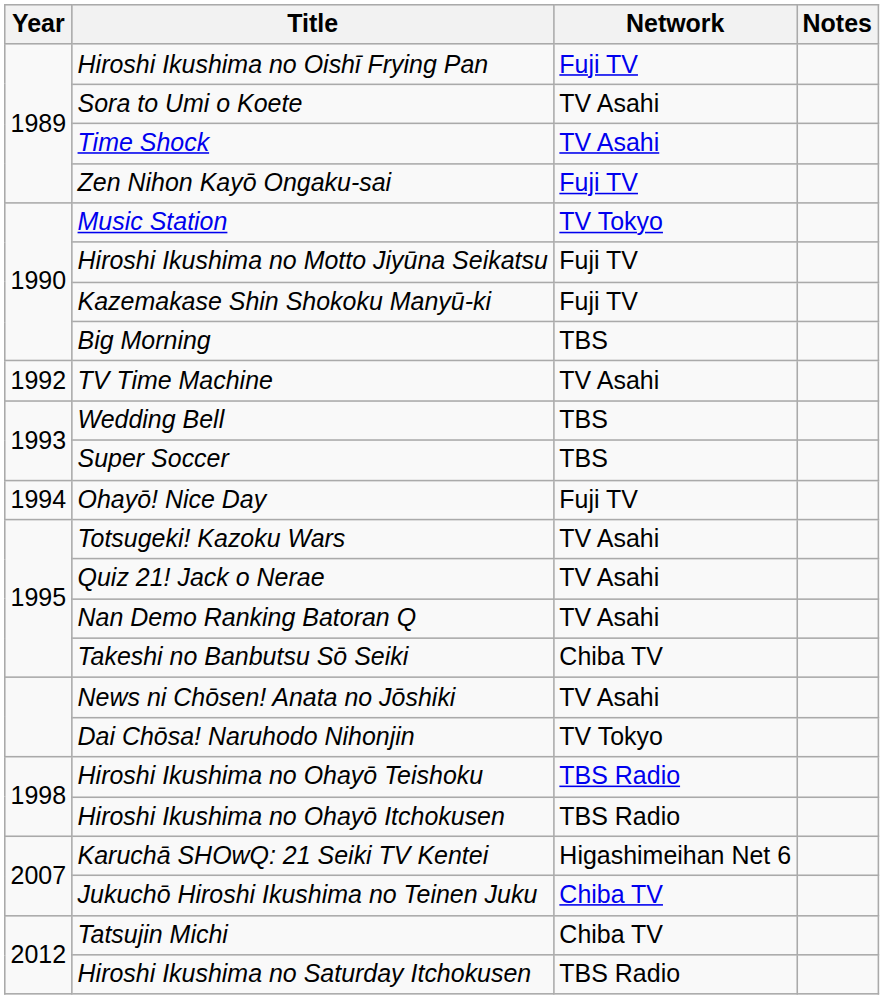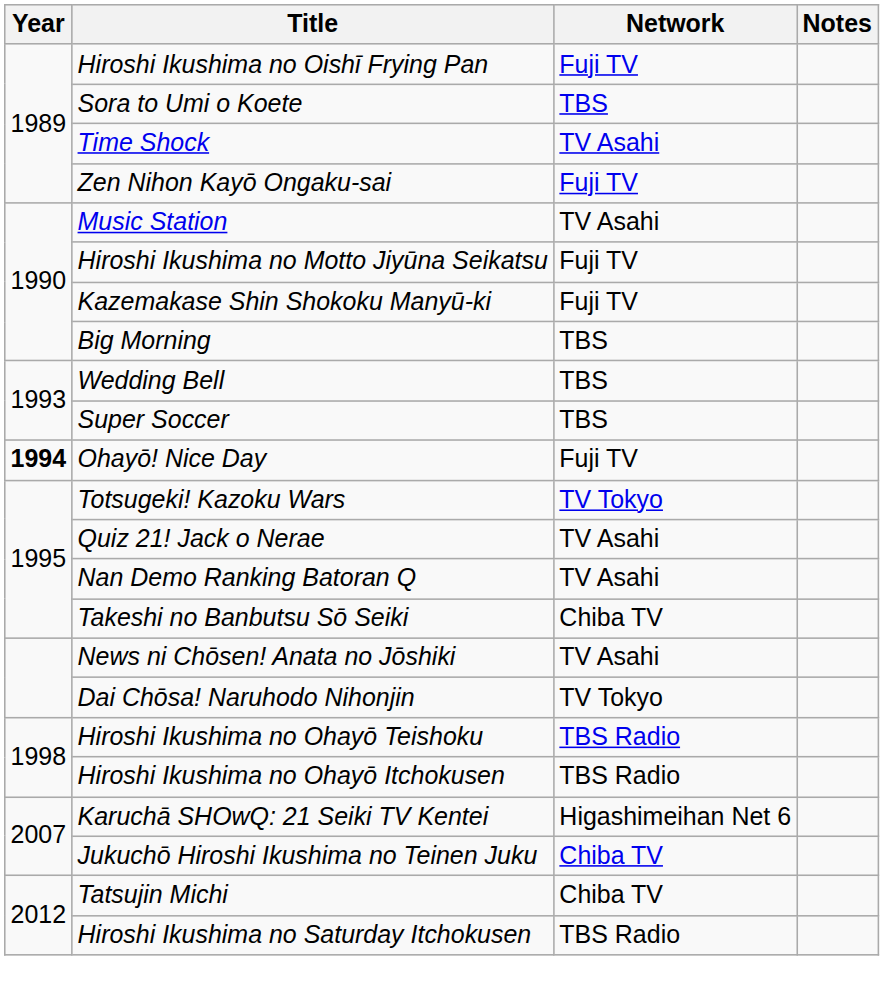(609, 103) TV Asahi -> (584, 103) TBS
(611, 222) TV Tokyo -> (609, 222) TV Asahi
- row: (175, 380)
(38, 499) normal -> (38, 459) bold
(609, 538) TV Asahi -> (611, 499) TV Tokyo
